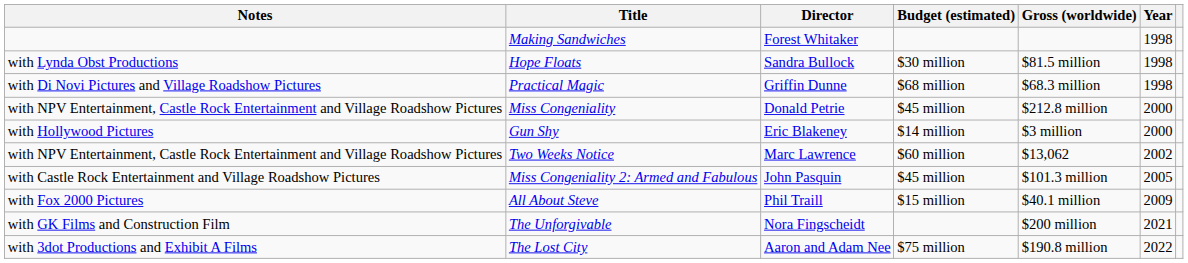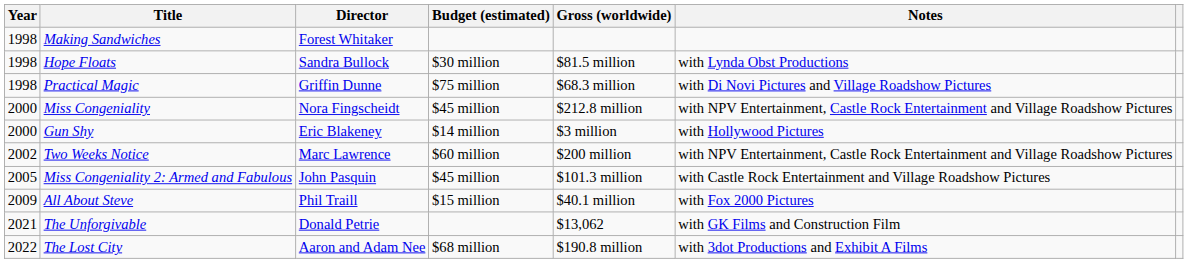columns swapped: (1158, 16) <-> (255, 16)
(931, 85) $68 million -> (466, 85) $75 million
(804, 108) Donald Petrie -> (349, 108) Nora Fingscheidt
(1045, 154) $13,062 -> (594, 154) $200 million
(814, 223) Nora Fingscheidt -> (339, 223) Donald Petrie
(1059, 223) $200 million -> (580, 223) $13,062
(931, 246) $75 million -> (466, 246) $68 million
